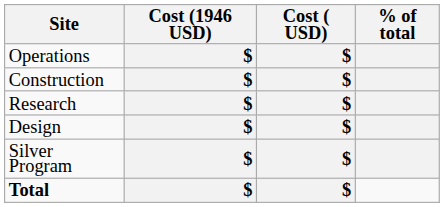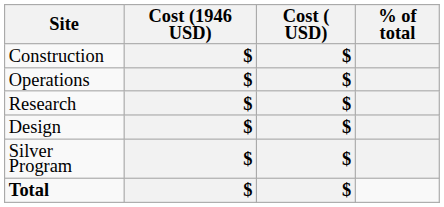rows swapped: (56, 79) <-> (49, 55)
